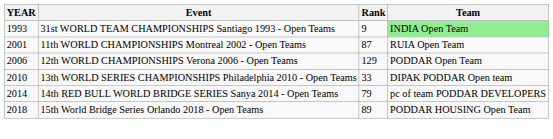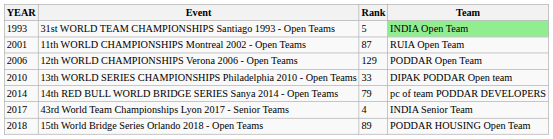(364, 28) 9 -> (364, 28) 5
+ row: (165, 110)
